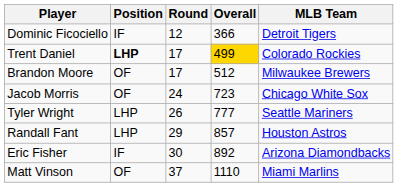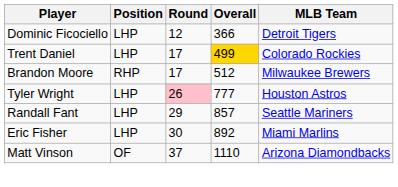(119, 34) IF -> (126, 34) LHP
(126, 53) bold -> (126, 53) normal
(122, 73) OF -> (127, 73) RHP
- row: (43, 93)
(175, 113) no background -> (175, 93) pink background
(307, 113) Seattle Mariners -> (304, 93) Houston Astros
(304, 133) Houston Astros -> (307, 113) Seattle Mariners
(119, 152) IF -> (126, 133) LHP
(326, 152) Arizona Diamondbacks -> (300, 133) Miami Marlins
(300, 172) Miami Marlins -> (326, 152) Arizona Diamondbacks
